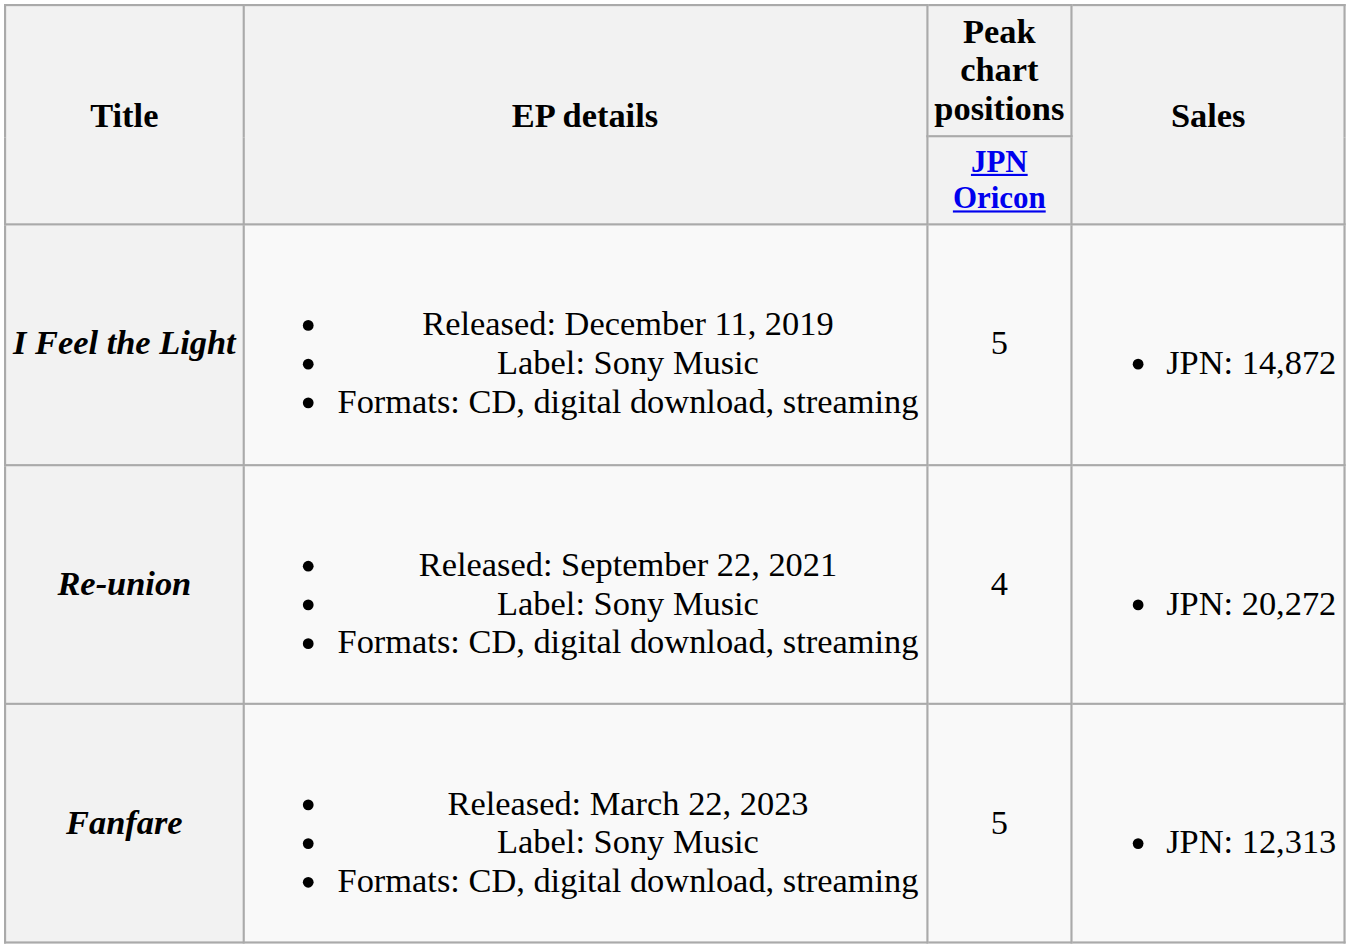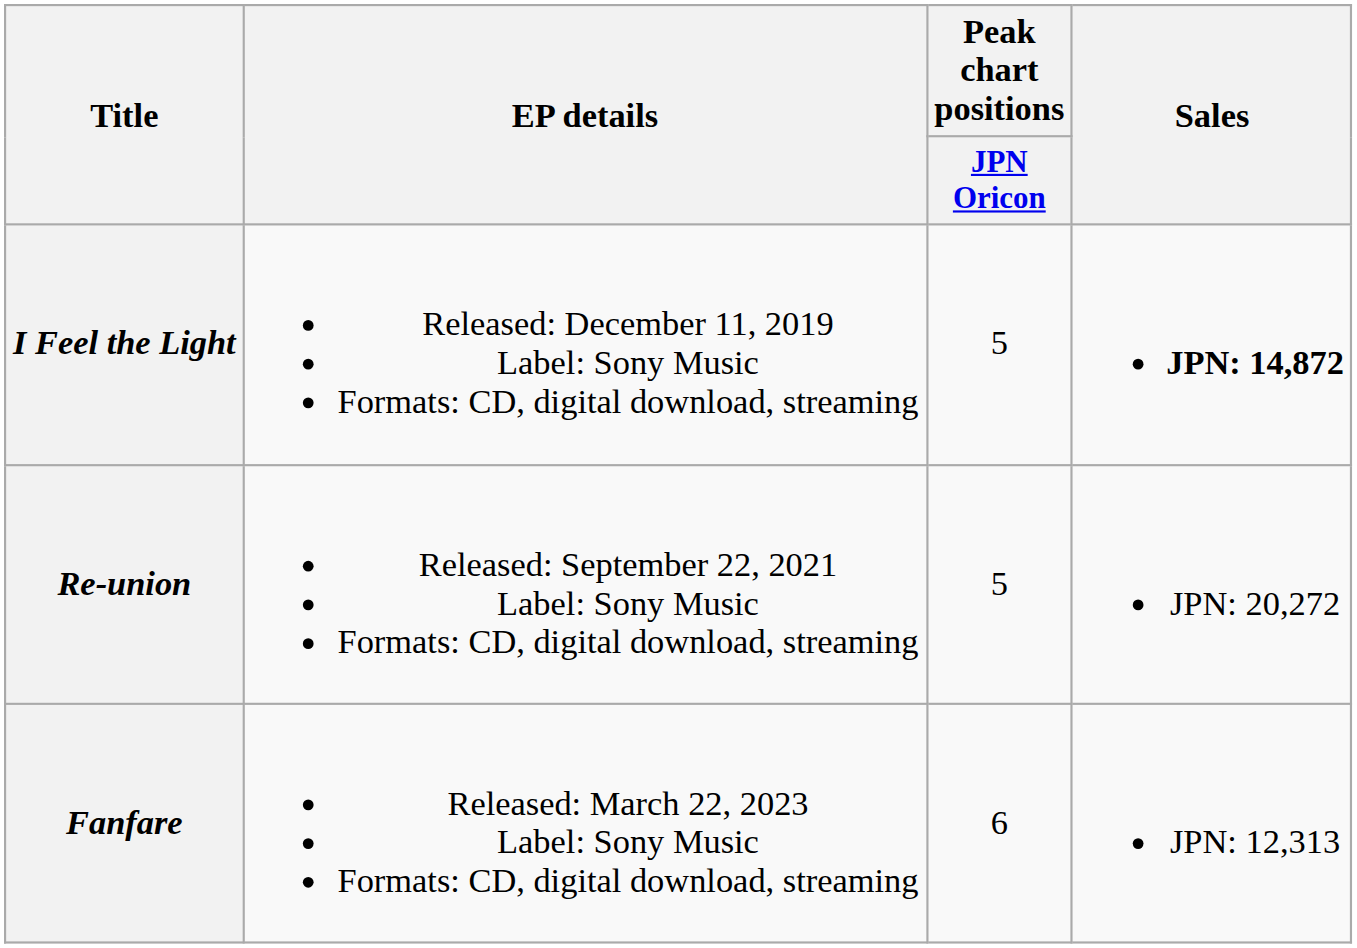(1208, 364) normal -> (1212, 364) bold
(999, 583) 4 -> (999, 583) 5
(999, 822) 5 -> (999, 822) 6
